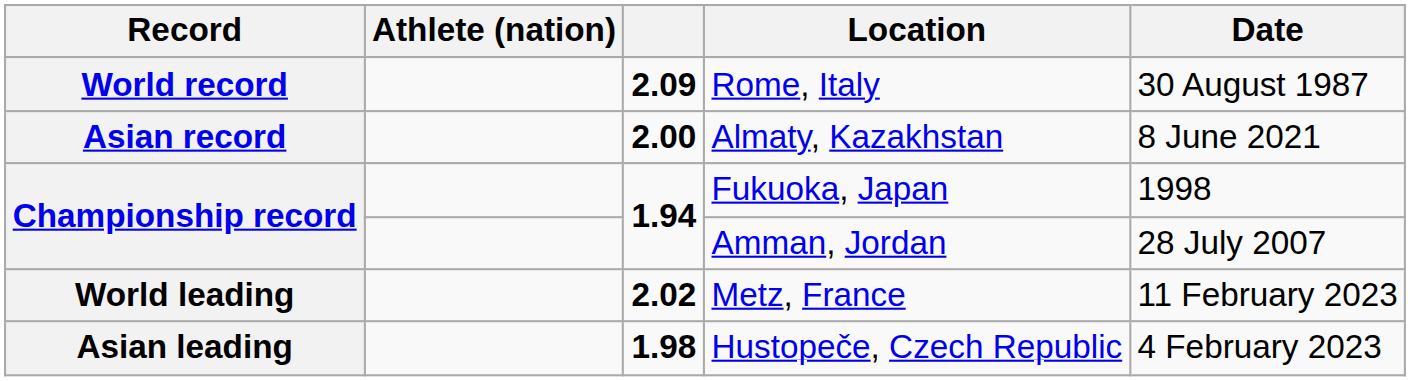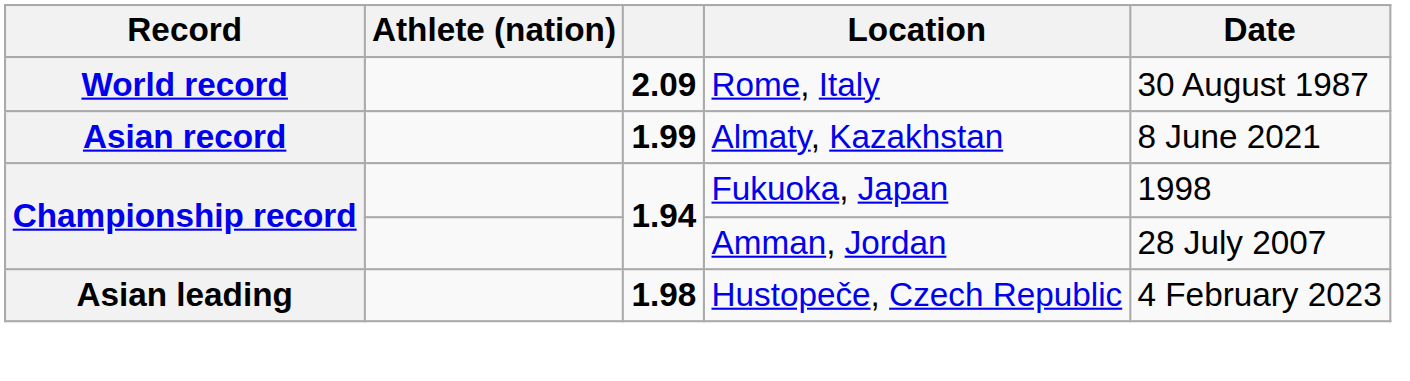(664, 136) 2.00 -> (664, 136) 1.99
- row: (809, 294)
